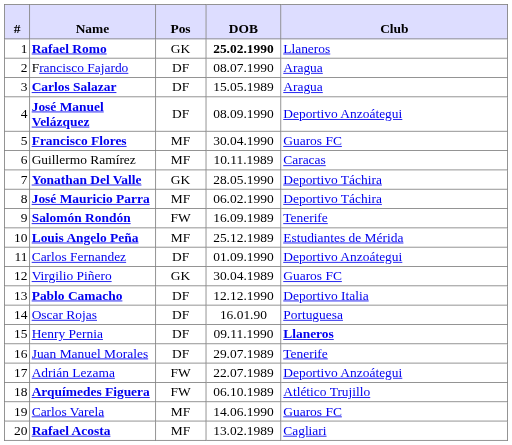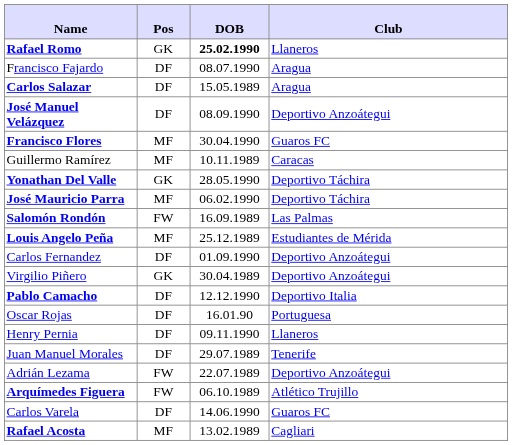- column: (17, 29)
(306, 218) Tenerife -> (302, 218) Las Palmas
(313, 276) Guaros FC -> (331, 276) Deportivo Anzoátegui
(308, 334) bold -> (295, 334) normal
(181, 411) MF -> (163, 411) DF
